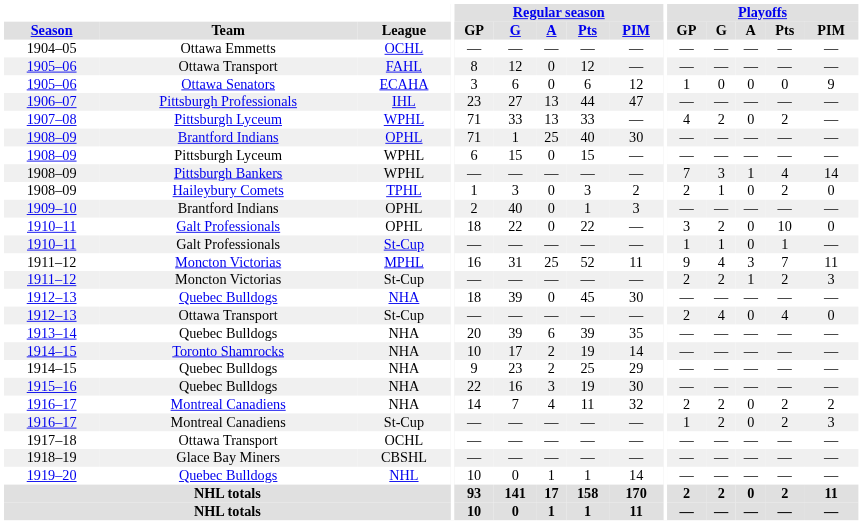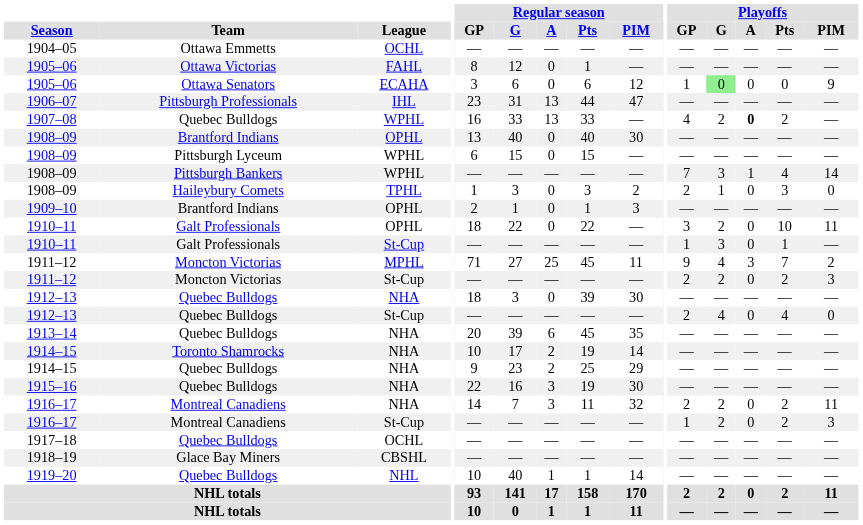(228, 66) Ottawa Transport -> (228, 66) Ottawa Victorias
(588, 66) 12 -> (588, 66) 1
(721, 84) no background -> (721, 84) lightgreen background
(515, 101) 27 -> (515, 101) 31
(228, 119) Pittsburgh Lyceum -> (228, 119) Quebec Bulldogs
(474, 119) 71 -> (474, 119) 16
(751, 119) normal -> (751, 119) bold
(474, 137) 71 -> (474, 137) 13
(515, 137) 1 -> (515, 137) 40
(551, 137) 25 -> (551, 137) 0
(785, 190) 2 -> (785, 190) 3
(515, 208) 40 -> (515, 208) 1
(831, 226) 0 -> (831, 226) 11
(721, 244) 1 -> (721, 244) 3
(474, 262) 16 -> (474, 262) 71
(515, 262) 31 -> (515, 262) 27
(588, 262) 52 -> (588, 262) 45
(831, 262) 11 -> (831, 262) 2
(751, 279) 1 -> (751, 279) 0
(515, 297) 39 -> (515, 297) 3
(588, 297) 45 -> (588, 297) 39
(228, 315) Ottawa Transport -> (228, 315) Quebec Bulldogs
(588, 333) 39 -> (588, 333) 45
(551, 404) 4 -> (551, 404) 3
(831, 404) 2 -> (831, 404) 11
(228, 440) Ottawa Transport -> (228, 440) Quebec Bulldogs
(515, 475) 0 -> (515, 475) 40
